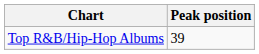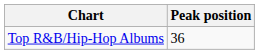(177, 37) 39 -> (177, 37) 36
